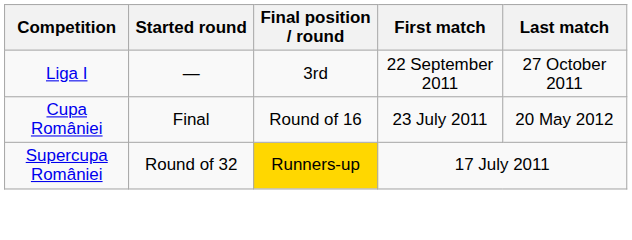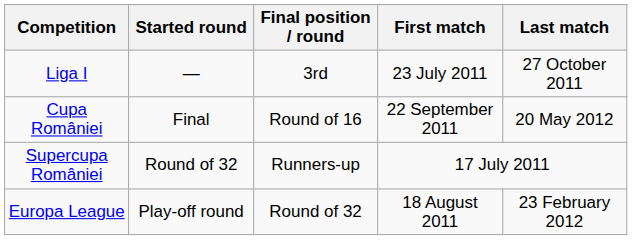(440, 73) 22 September 2011 -> (440, 73) 23 July 2011
(440, 119) 23 July 2011 -> (440, 119) 22 September 2011
(316, 165) gold background -> (316, 165) no background
+ row: (67, 211)
